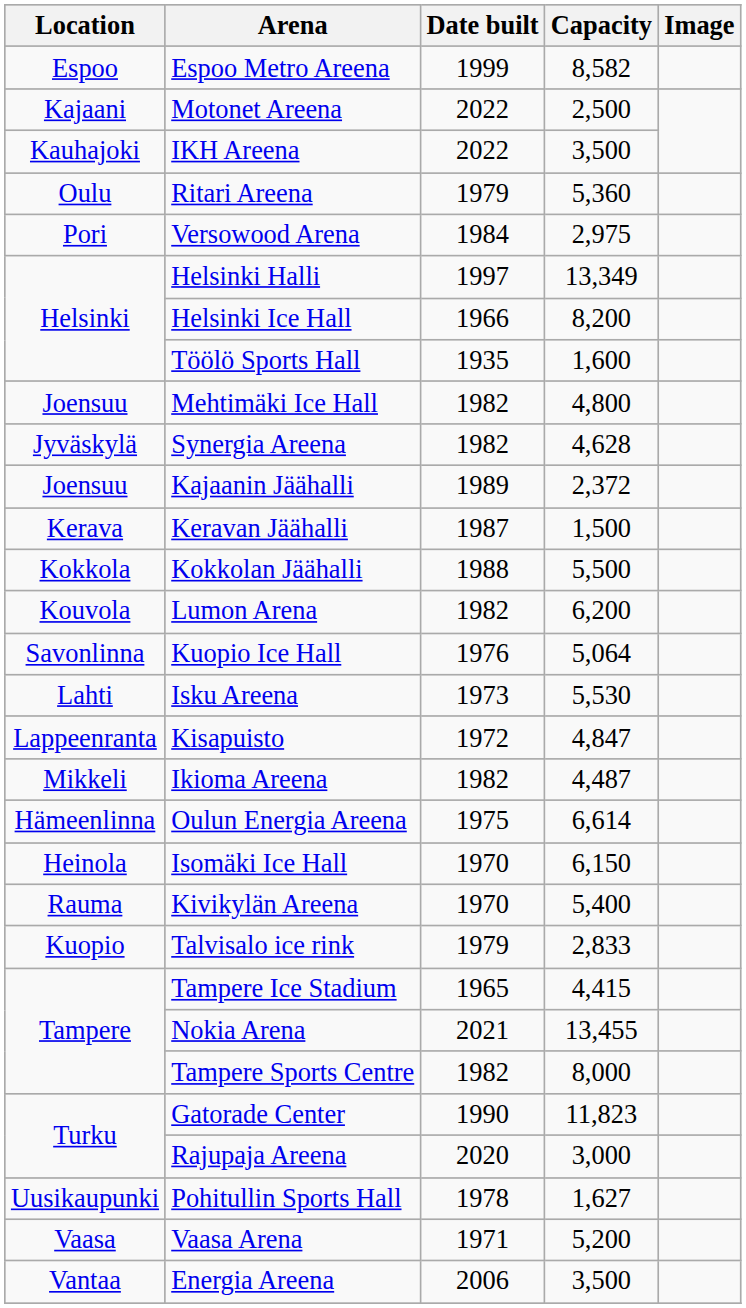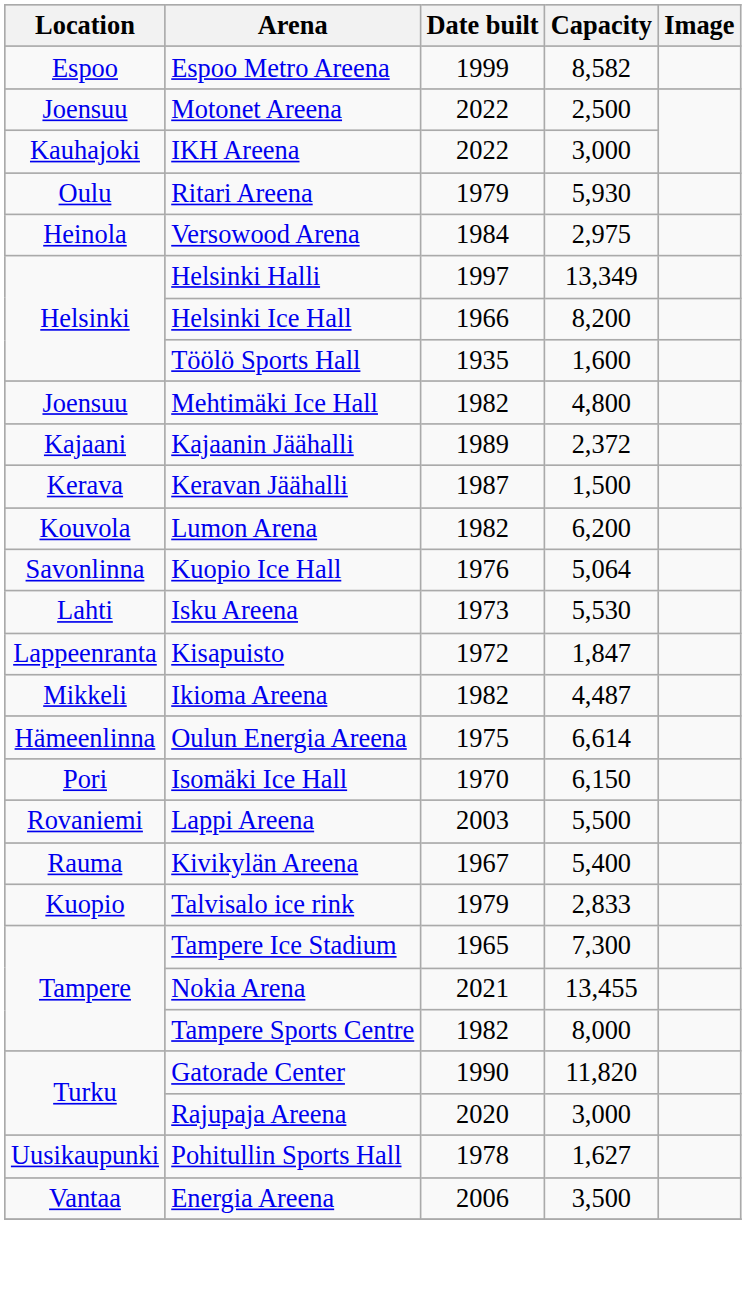(85, 109) Kajaani -> (85, 109) Joensuu
(601, 151) 3,500 -> (601, 151) 3,000
(601, 192) 5,360 -> (601, 192) 5,930
(85, 234) Pori -> (85, 234) Heinola
- row: (259, 444)
(85, 485) Joensuu -> (85, 444) Kajaani
- row: (267, 569)
(601, 737) 4,847 -> (601, 653) 1,847
(85, 862) Heinola -> (85, 779) Pori
+ row: (243, 820)
(483, 904) 1970 -> (483, 862) 1967
(601, 988) 4,415 -> (601, 946) 7,300
(601, 1114) 11,823 -> (601, 1072) 11,820
- row: (237, 1239)
